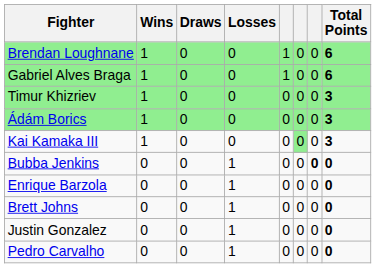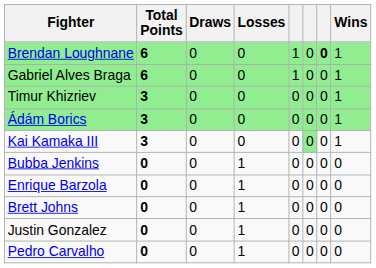columns swapped: (157, 23) <-> (346, 23)
(315, 53) normal -> (324, 53) bold
(315, 163) bold -> (324, 163) normal
